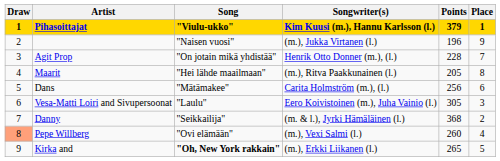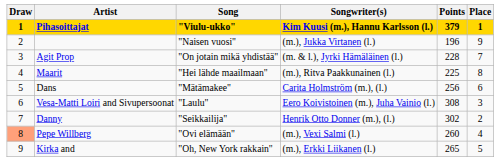(341, 57) Henrik Otto Donner (m.), (l.) -> (343, 57) (m. & l.), Jyrki Hämäläinen (l.)
(454, 73) 205 -> (452, 73) 225
(454, 103) 305 -> (452, 103) 308
(345, 118) (m. & l.), Jyrki Hämäläinen (l.) -> (339, 118) Henrik Otto Donner (m.), (l.)
(454, 118) 368 -> (452, 118) 302
(228, 149) bold -> (226, 149) normal
